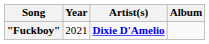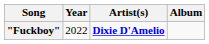(76, 30) 2021 -> (76, 30) 2022
